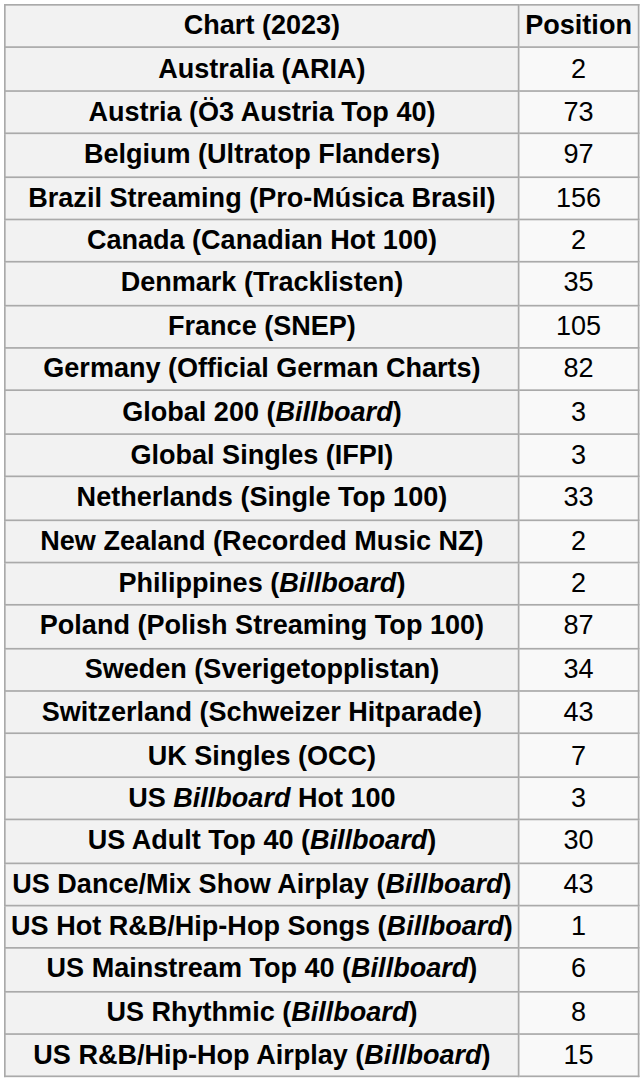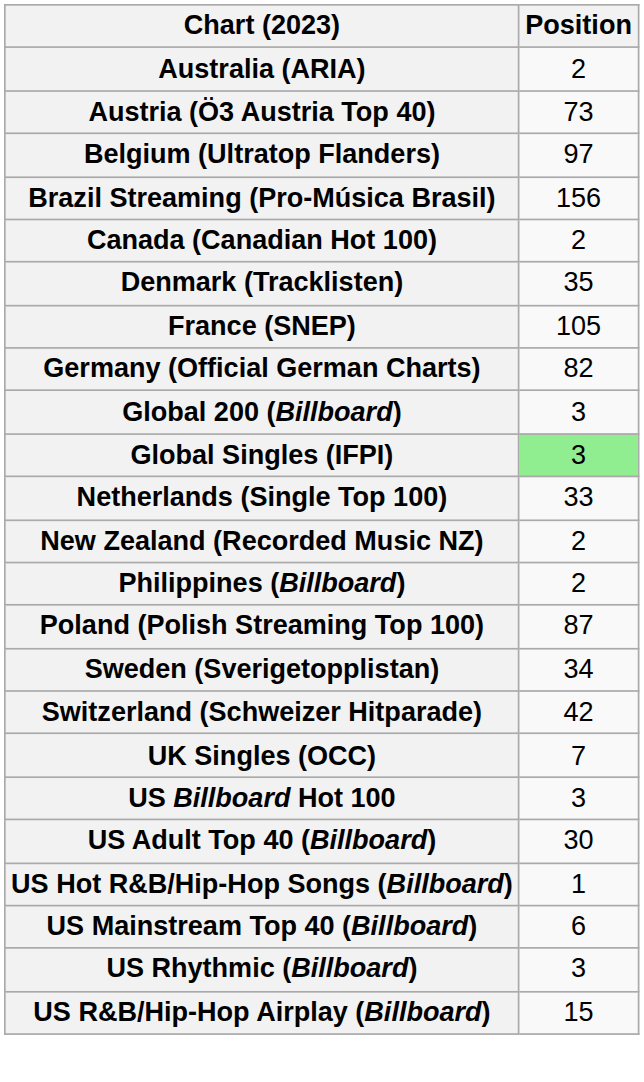(579, 454) no background -> (579, 454) lightgreen background
(579, 712) 43 -> (579, 712) 42
- row: (262, 883)
(579, 1012) 8 -> (579, 969) 3
